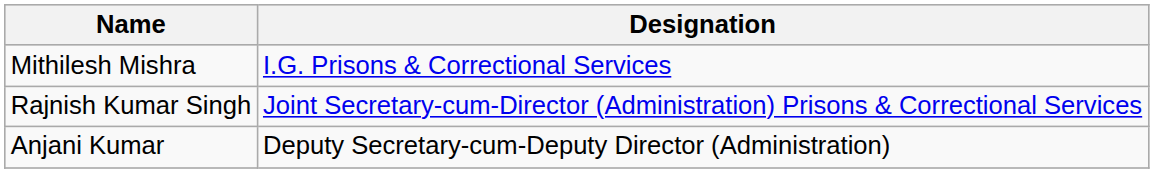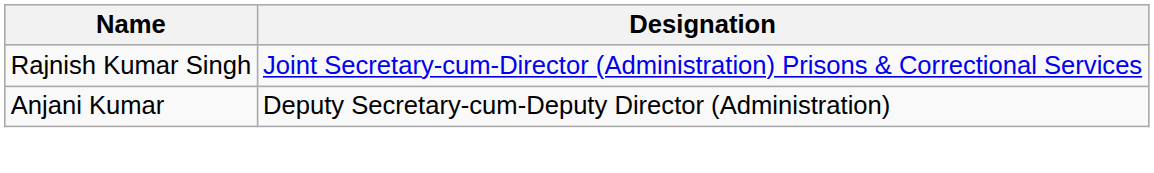- row: (103, 65)
